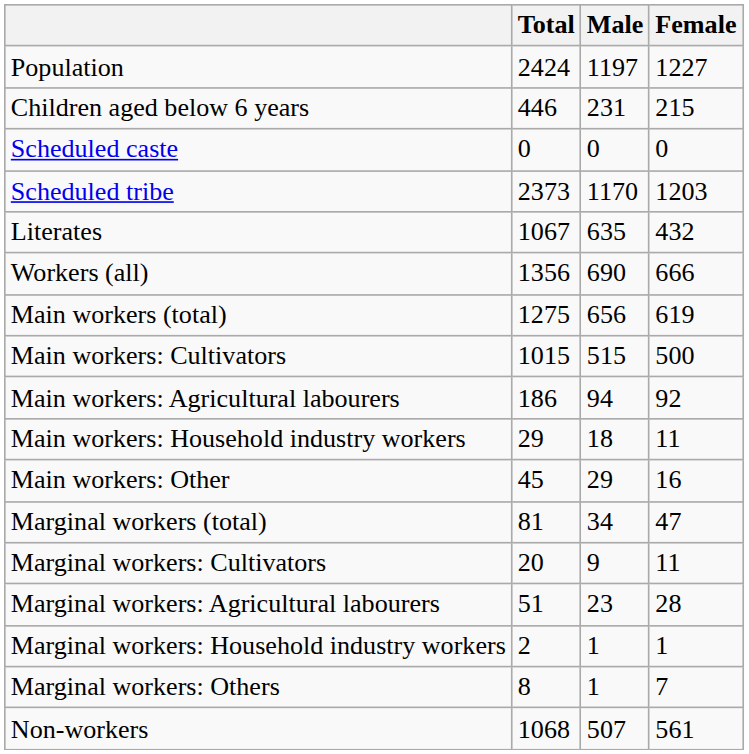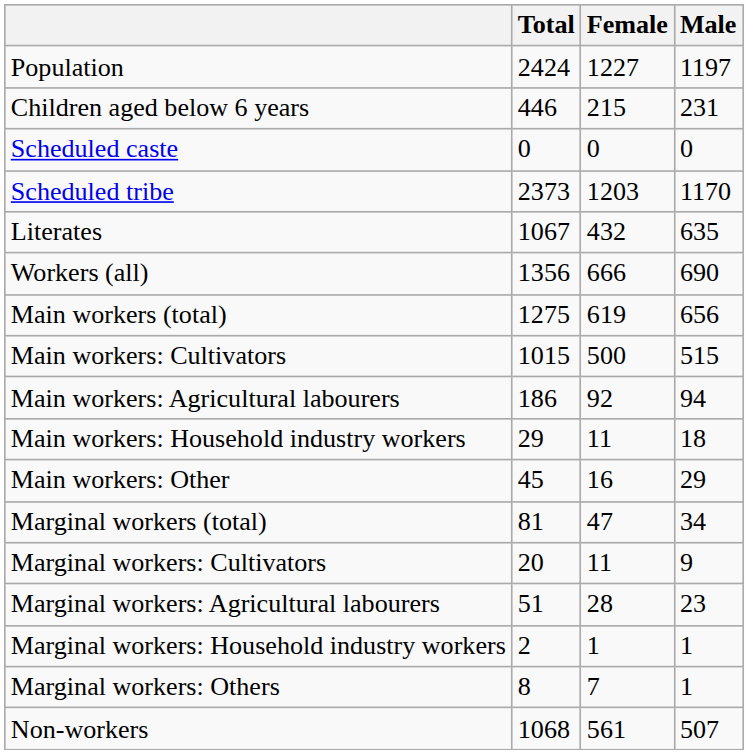columns swapped: (615, 25) <-> (696, 25)
